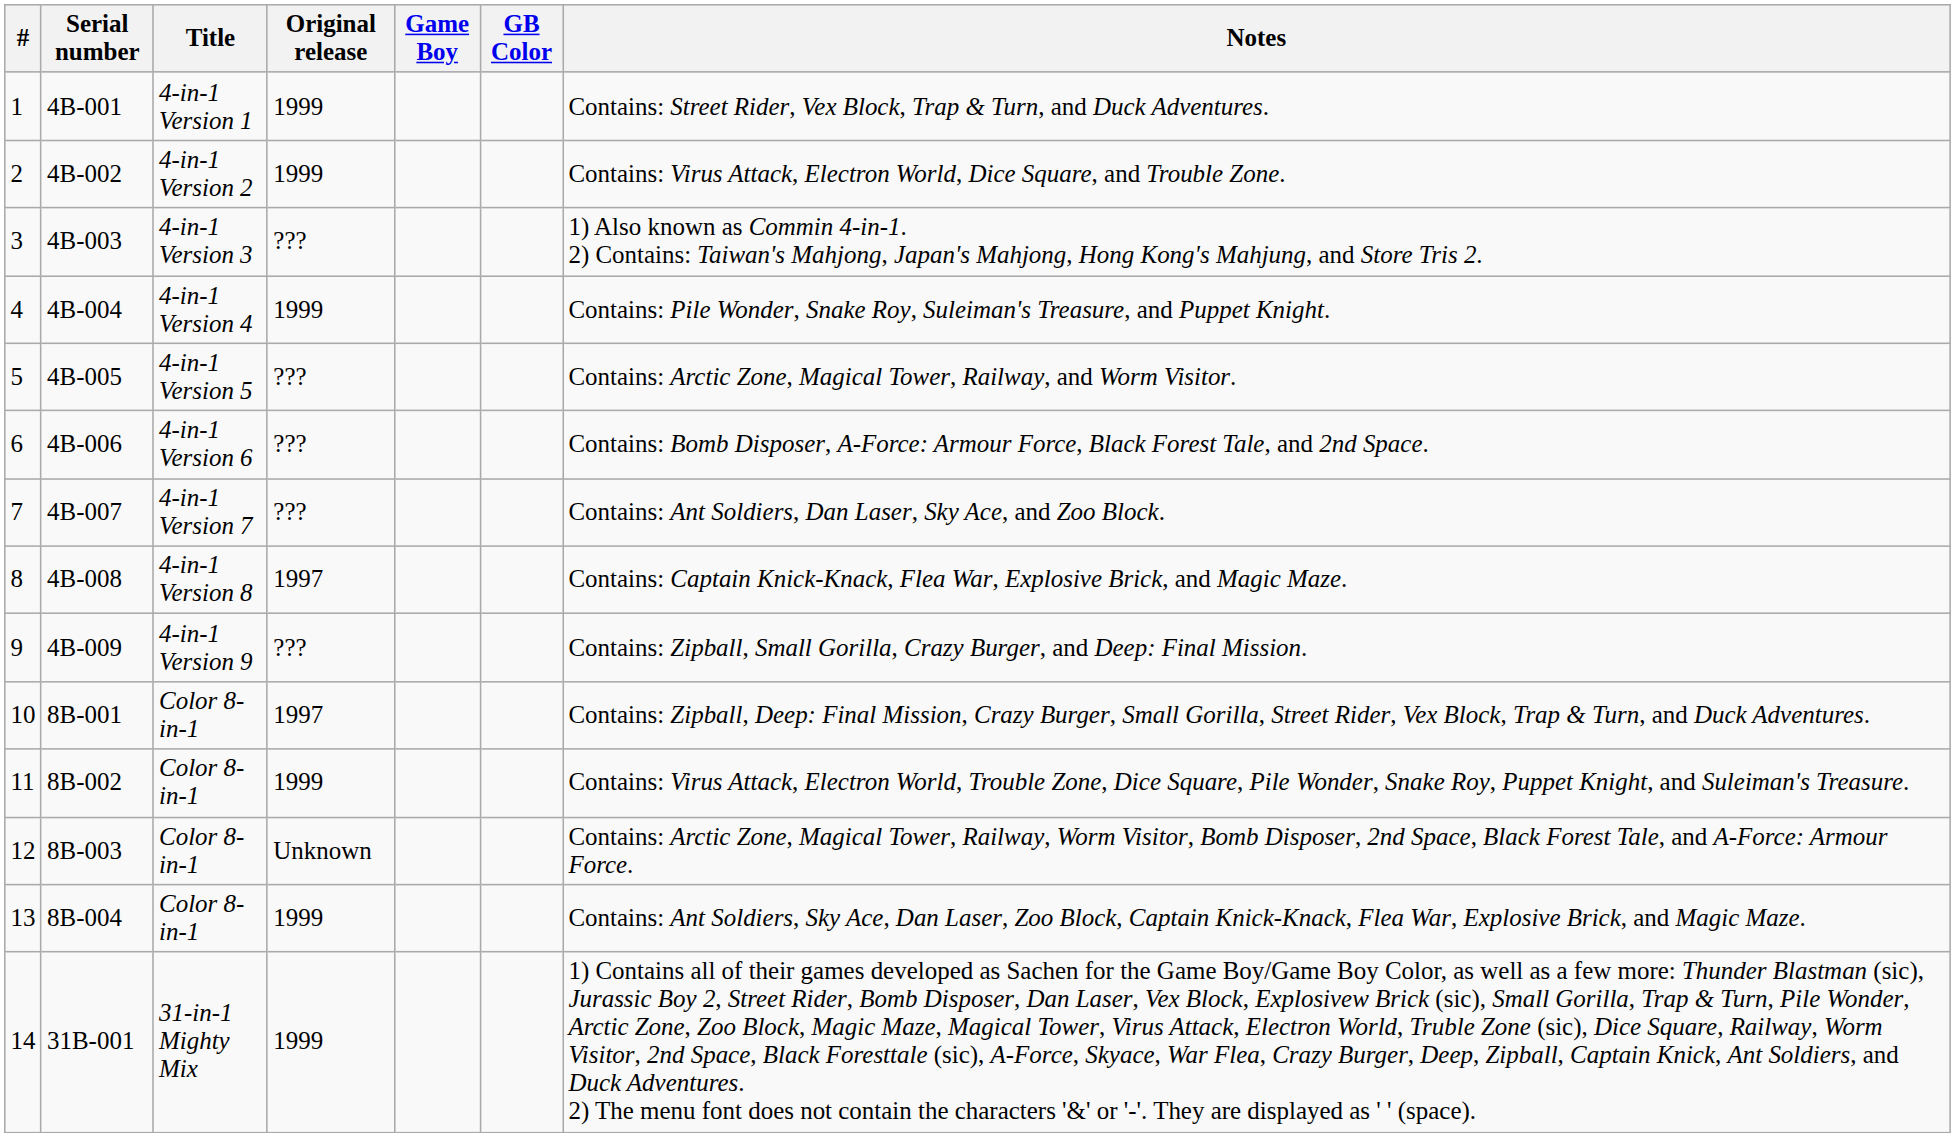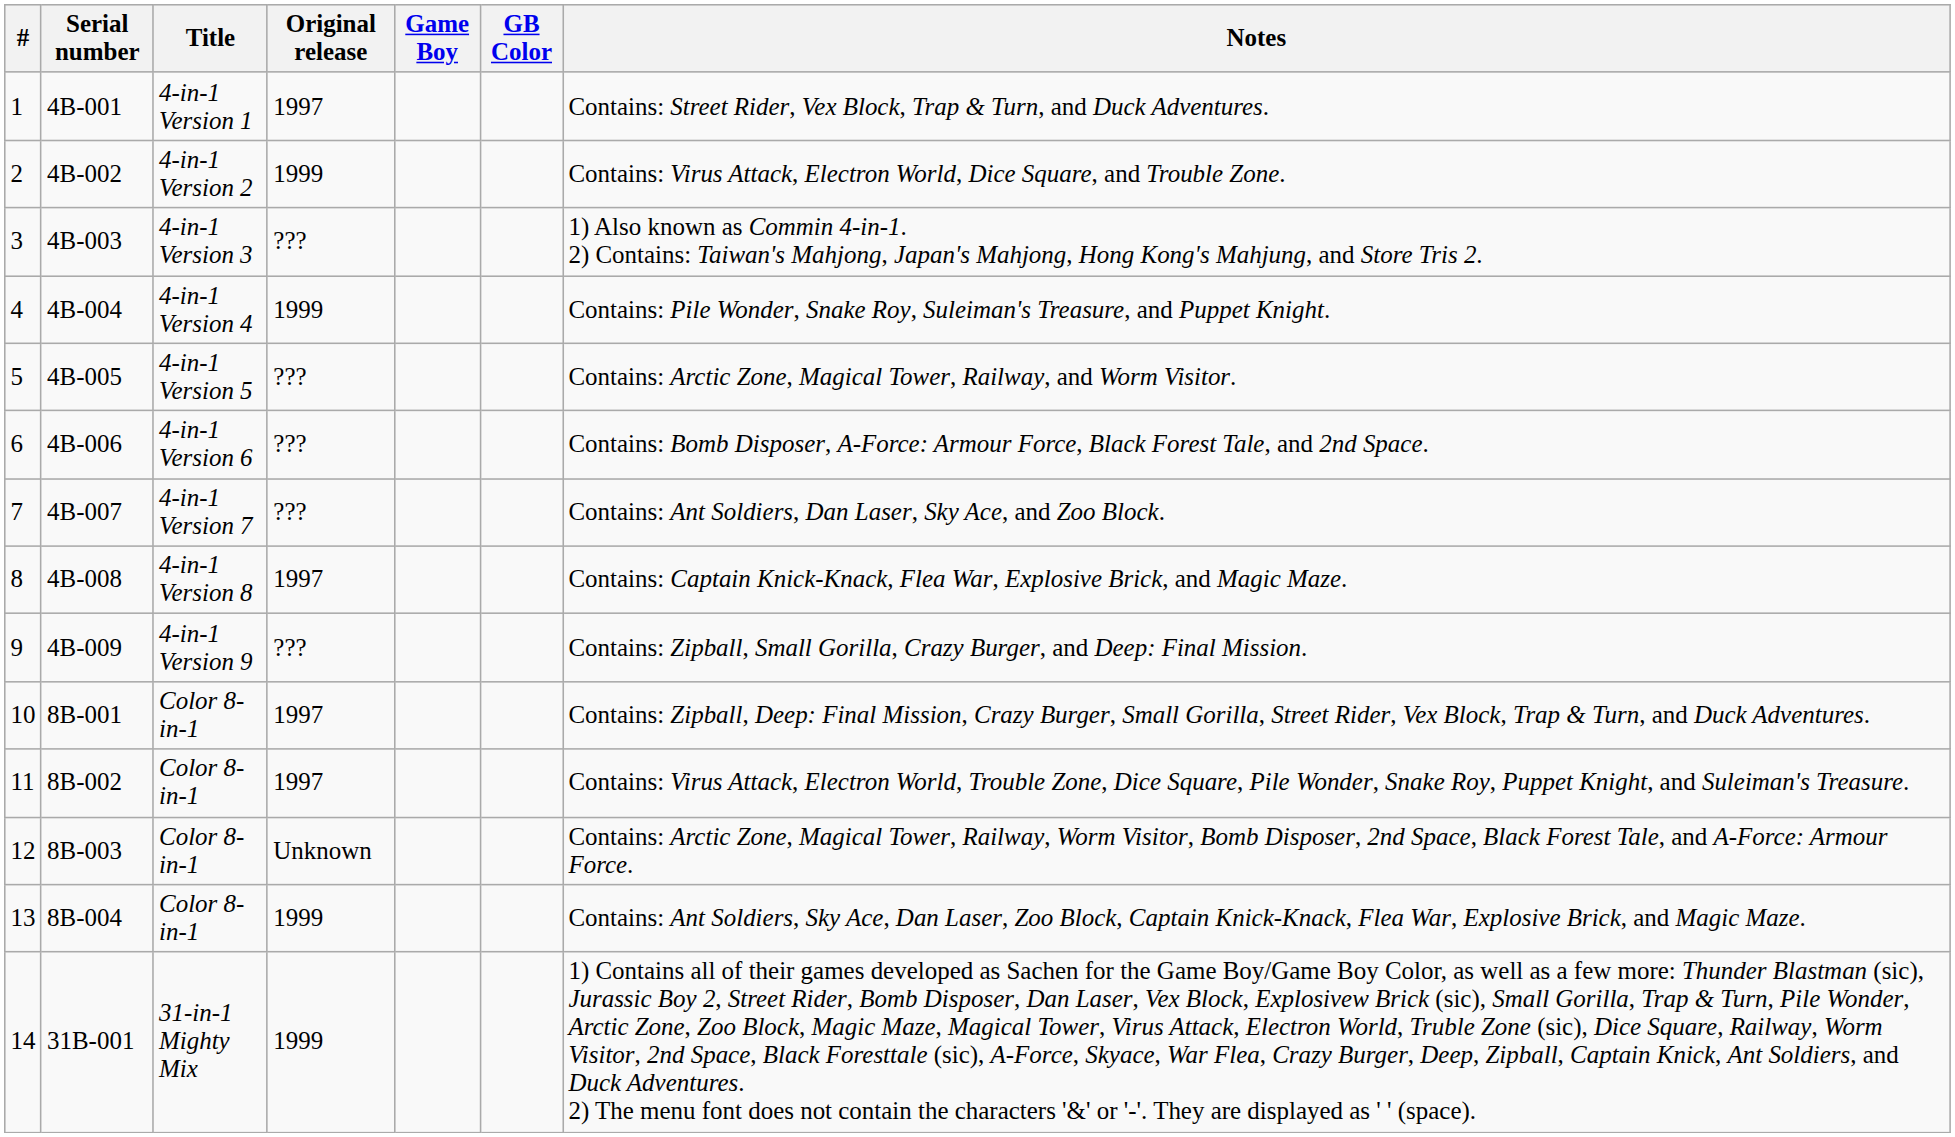(298, 105) 1999 -> (298, 105) 1997
(298, 782) 1999 -> (298, 782) 1997
